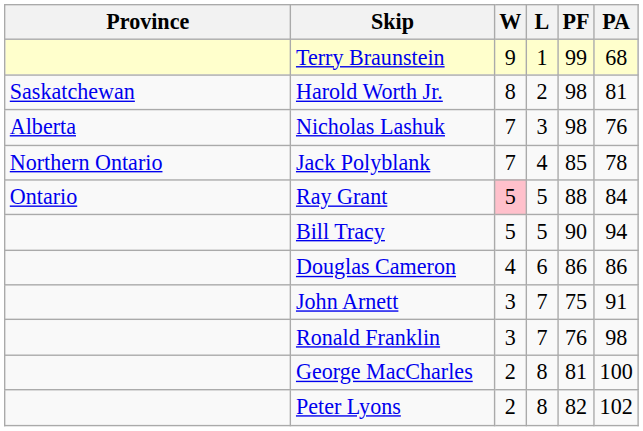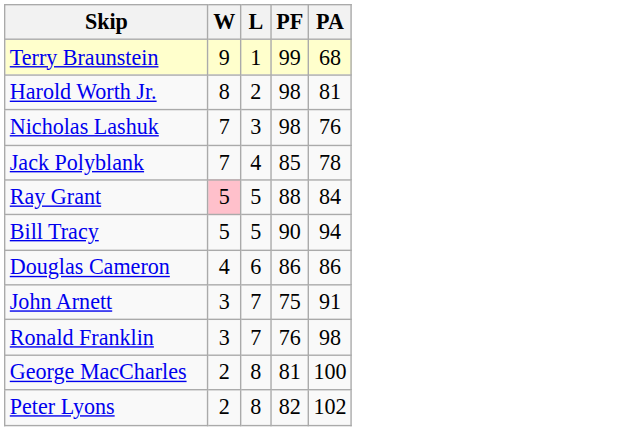- column: (148, 22)
